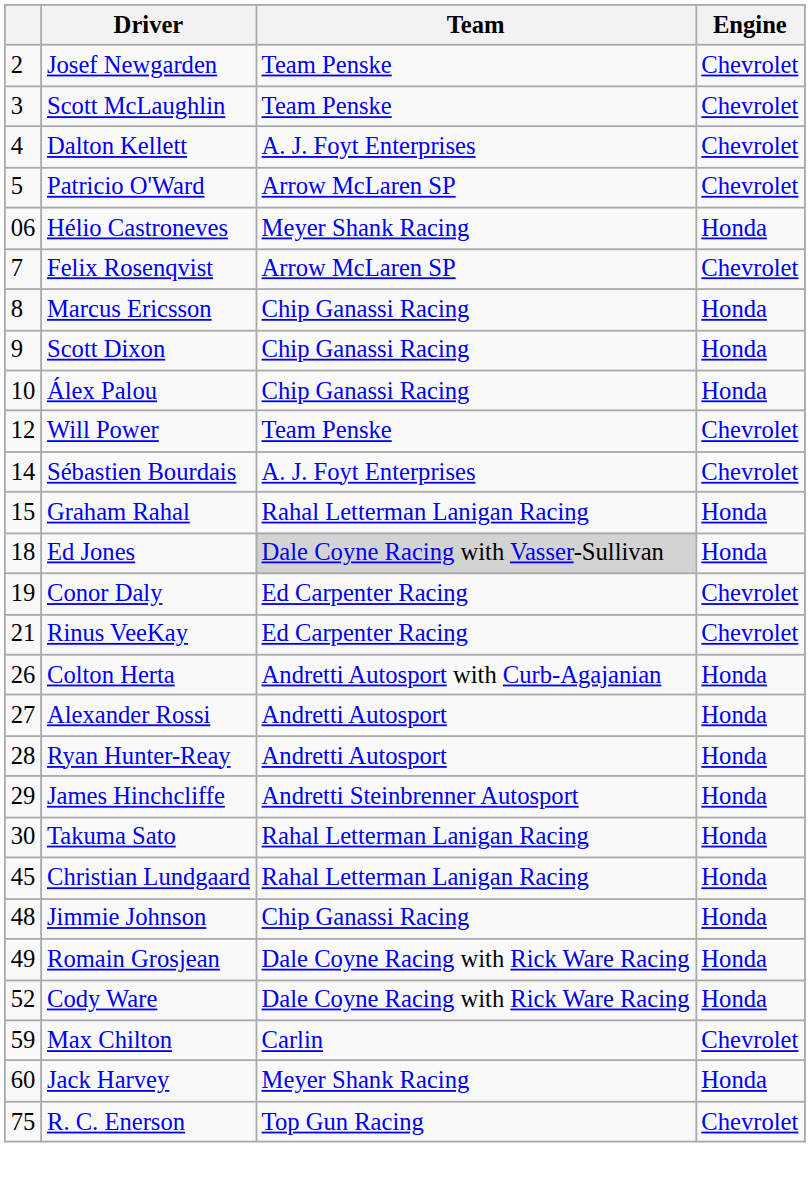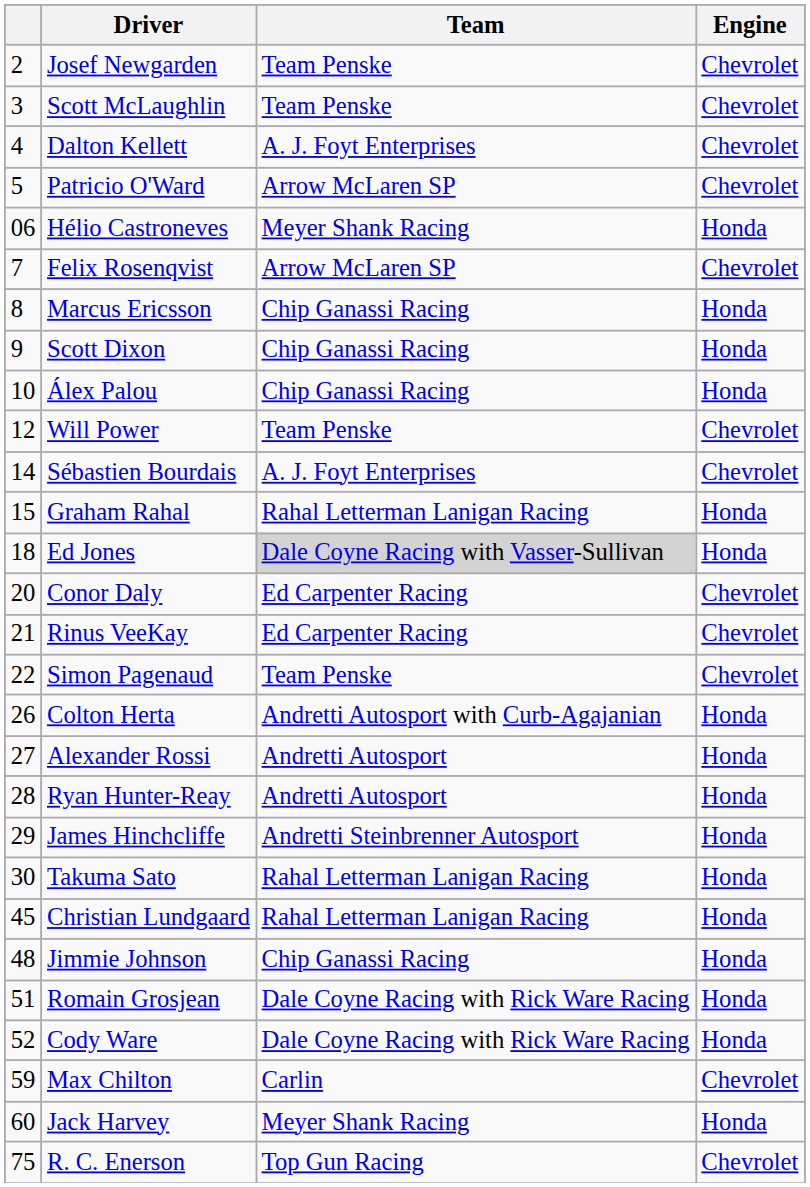(23, 592) 19 -> (23, 592) 20
+ row: (130, 674)
(23, 958) 49 -> (23, 999) 51
